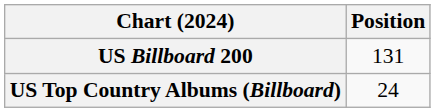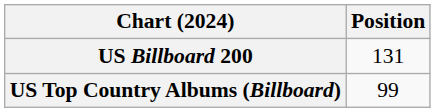(388, 90) 24 -> (388, 90) 99
